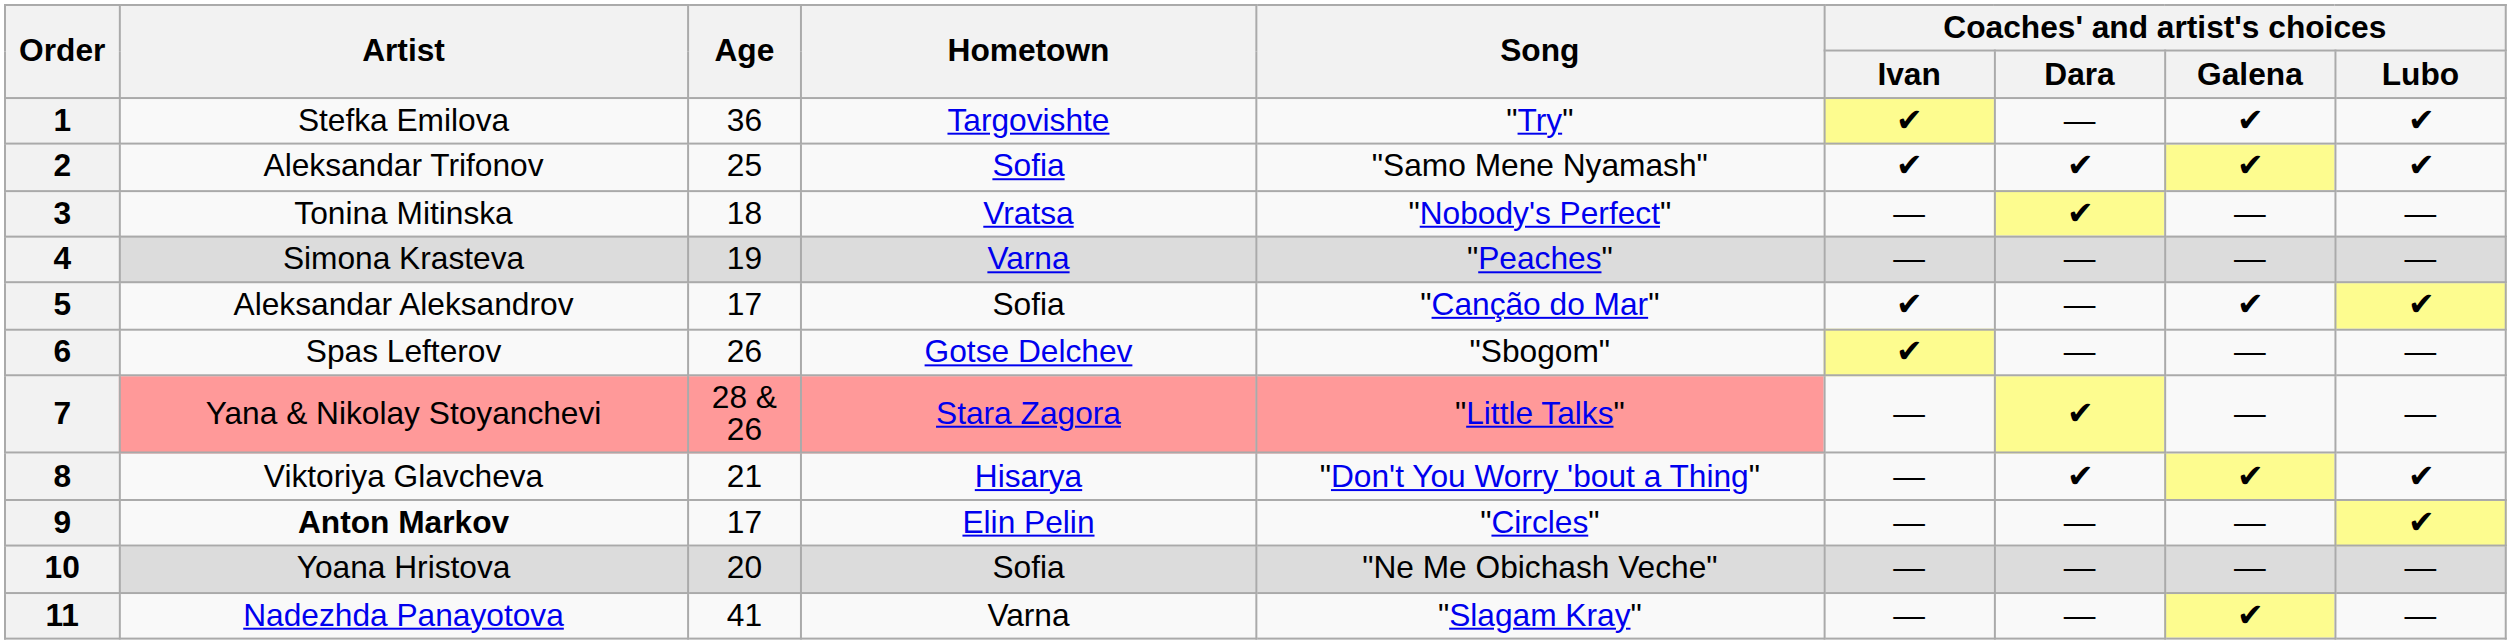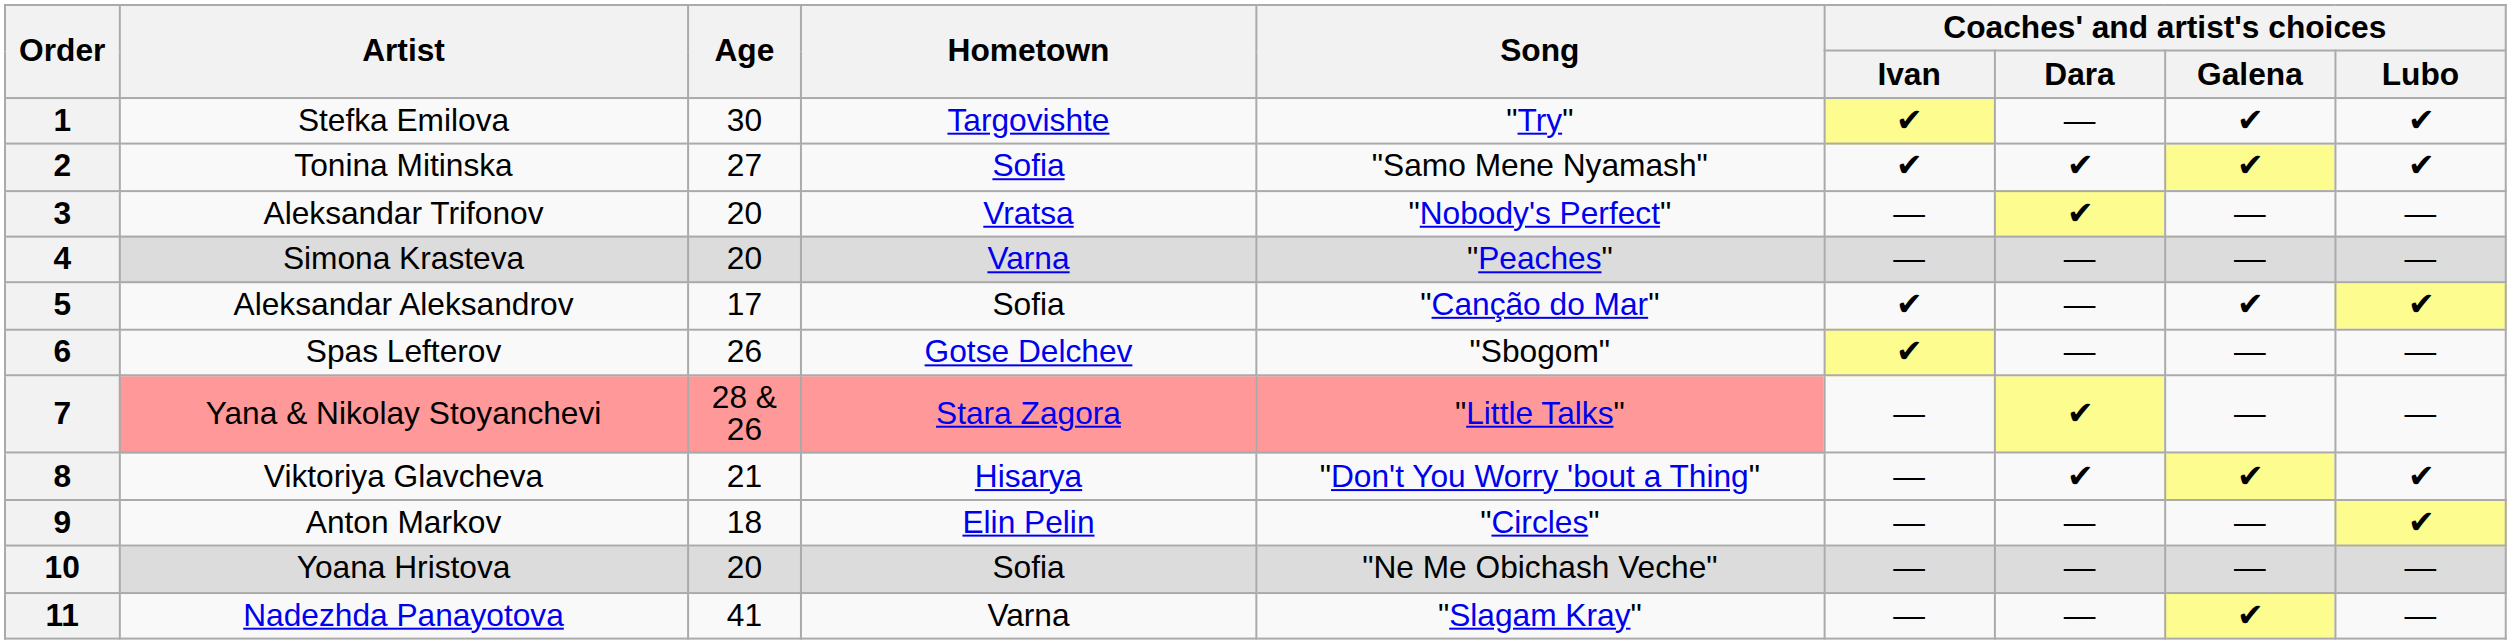(744, 120) 36 -> (744, 120) 30
(404, 166) Aleksandar Trifonov -> (404, 166) Tonina Mitinska
(744, 166) 25 -> (744, 166) 27
(404, 212) Tonina Mitinska -> (404, 212) Aleksandar Trifonov
(744, 212) 18 -> (744, 212) 20
(744, 259) 19 -> (744, 259) 20
(404, 522) bold -> (404, 522) normal
(744, 522) 17 -> (744, 522) 18
